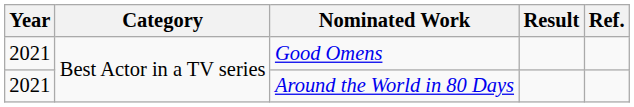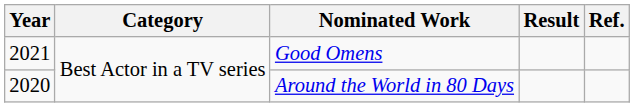(30, 85) 2021 -> (30, 85) 2020
